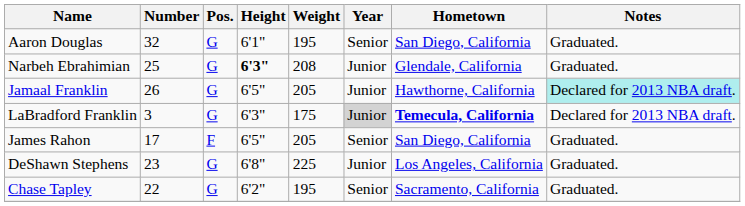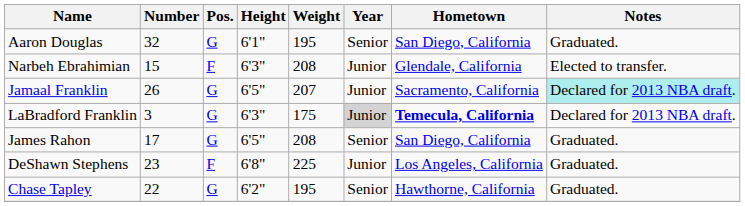(152, 66) 25 -> (152, 66) 15
(212, 66) G -> (211, 66) F
(255, 66) bold -> (253, 66) normal
(584, 66) Graduated. -> (608, 66) Elected to transfer.
(304, 90) 205 -> (304, 90) 207
(465, 90) Hawthorne, California -> (467, 90) Sacramento, California
(211, 139) F -> (212, 139) G
(304, 139) 205 -> (304, 139) 208
(212, 164) G -> (211, 164) F
(467, 189) Sacramento, California -> (465, 189) Hawthorne, California
